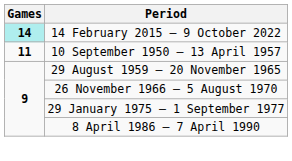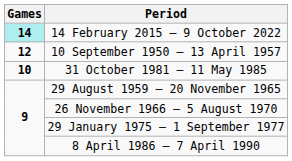(25, 52) 11 -> (25, 52) 12
+ row: (166, 70)
